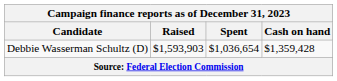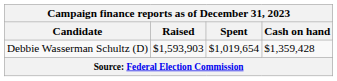(234, 48) $1,036,654 -> (234, 48) $1,019,654
